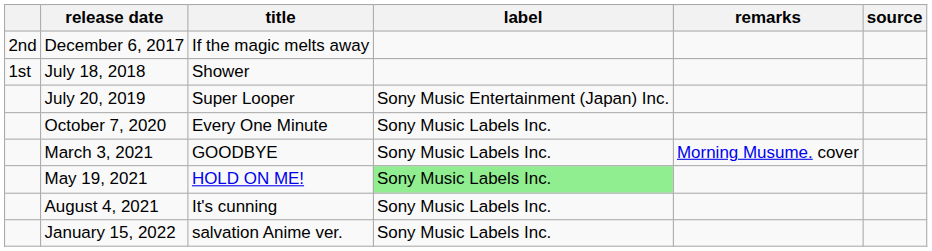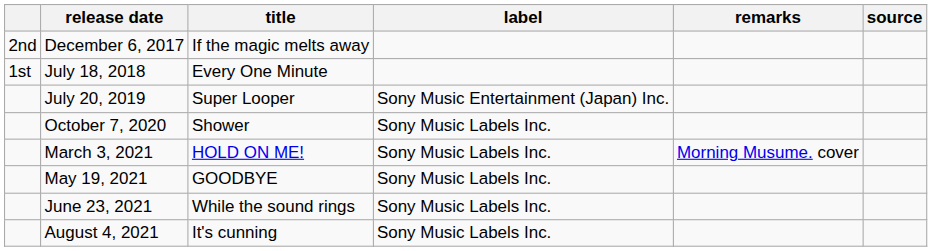(221, 71) Shower -> (260, 71) Every One Minute
(260, 125) Every One Minute -> (221, 125) Shower
(235, 152) GOODBYE -> (248, 152) HOLD ON ME!
(248, 179) HOLD ON ME! -> (235, 179) GOODBYE
(464, 179) lightgreen background -> (464, 179) no background
+ row: (98, 206)
- row: (110, 233)
